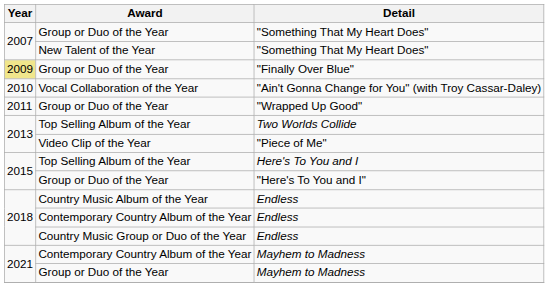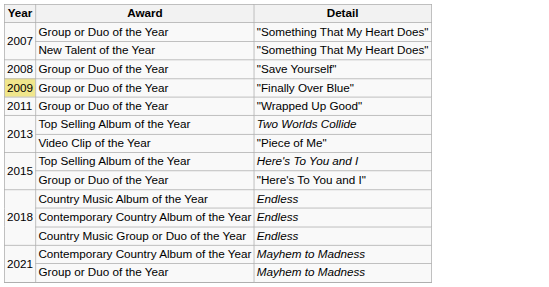+ row: (103, 69)
- row: (118, 87)
